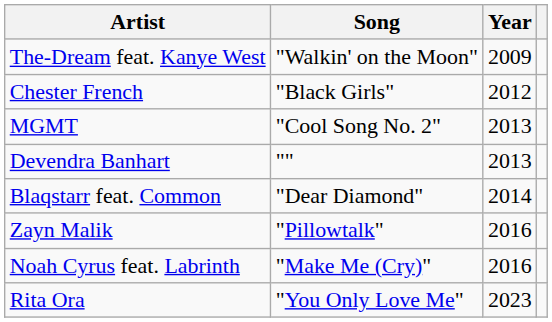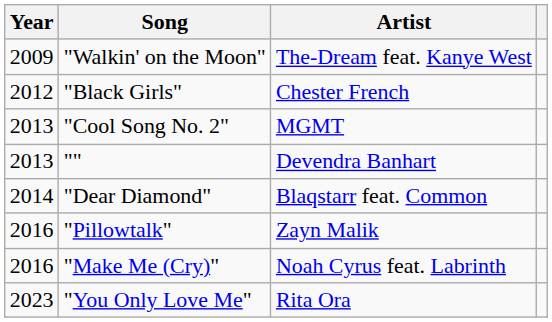columns swapped: (510, 21) <-> (138, 21)
